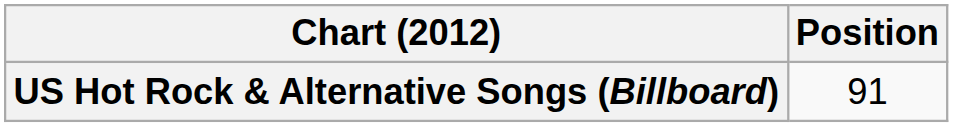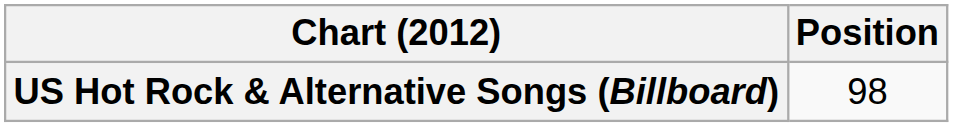(867, 90) 91 -> (867, 90) 98
